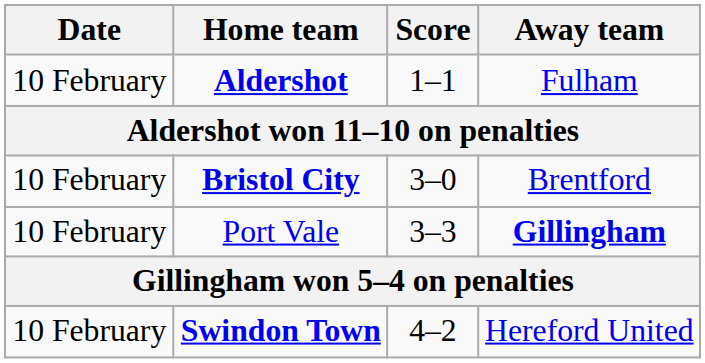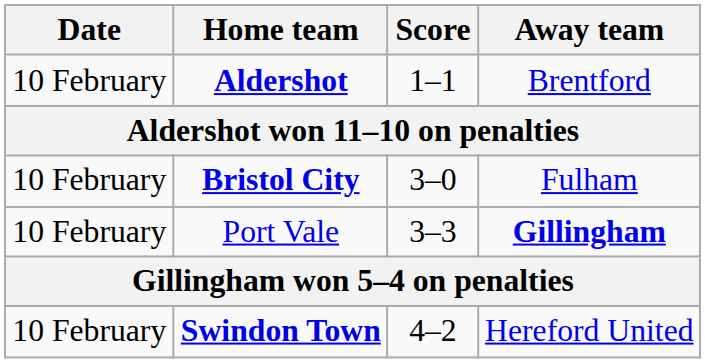(589, 79) Fulham -> (589, 79) Brentford
(589, 180) Brentford -> (589, 180) Fulham
